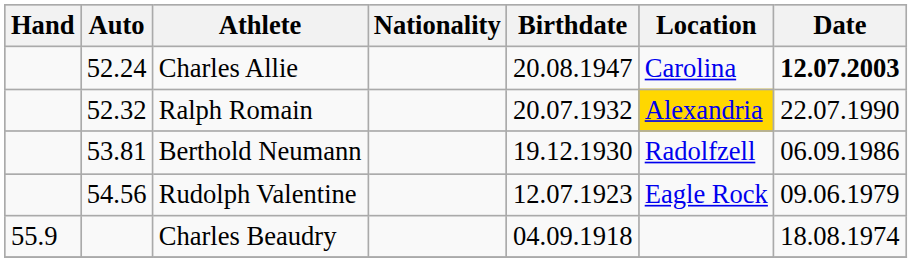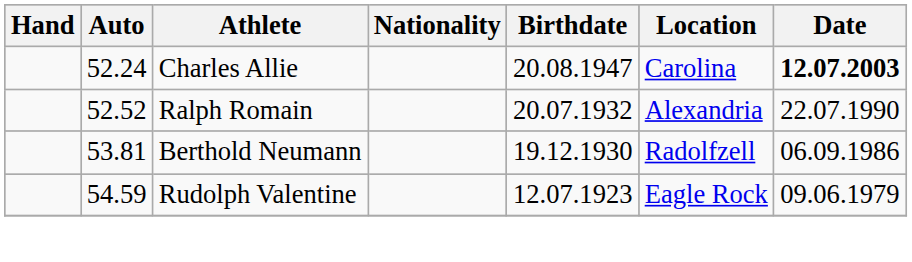(117, 109) 52.32 -> (117, 109) 52.52
(704, 109) gold background -> (704, 109) no background
(117, 194) 54.56 -> (117, 194) 54.59
- row: (248, 236)
